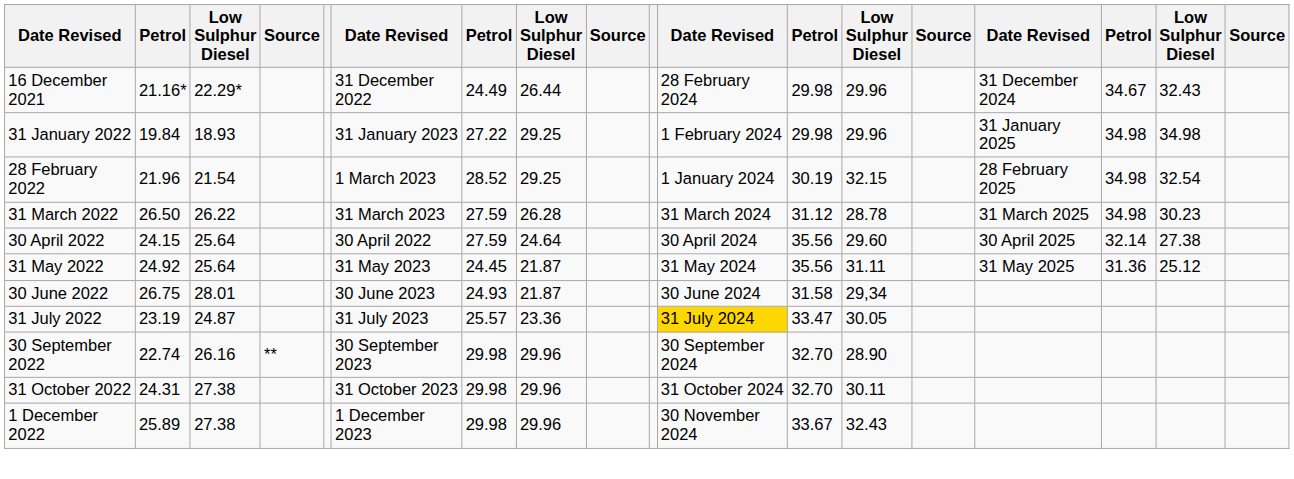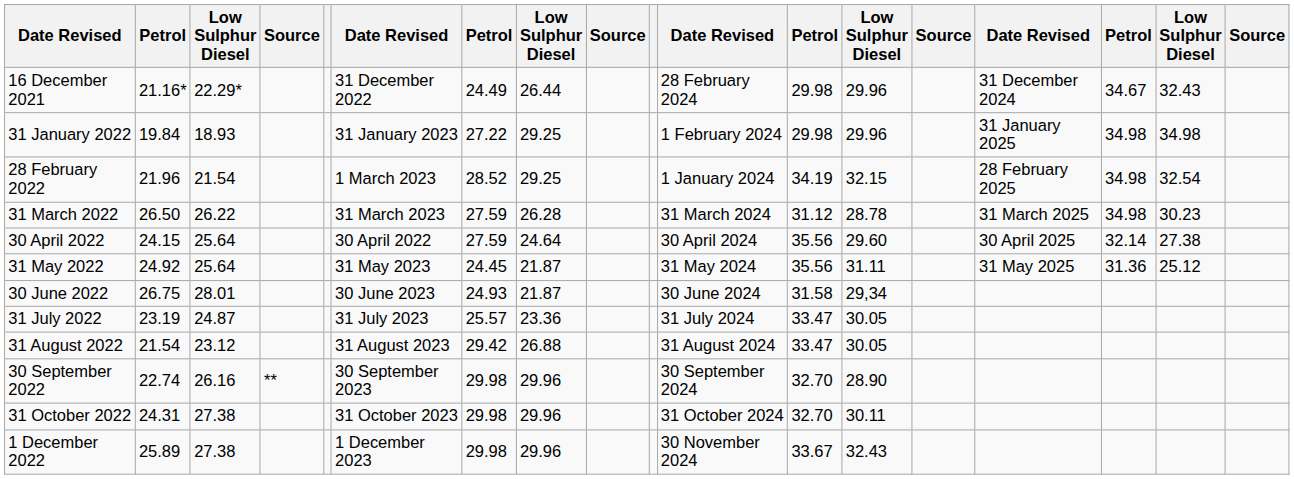(812, 179) 30.19 -> (812, 179) 34.19
(708, 319) gold background -> (708, 319) no background
+ row: (66, 345)
